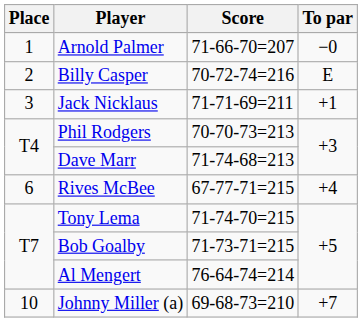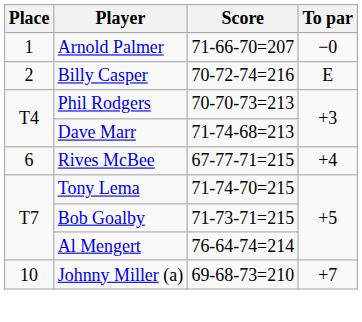- row: (108, 103)
